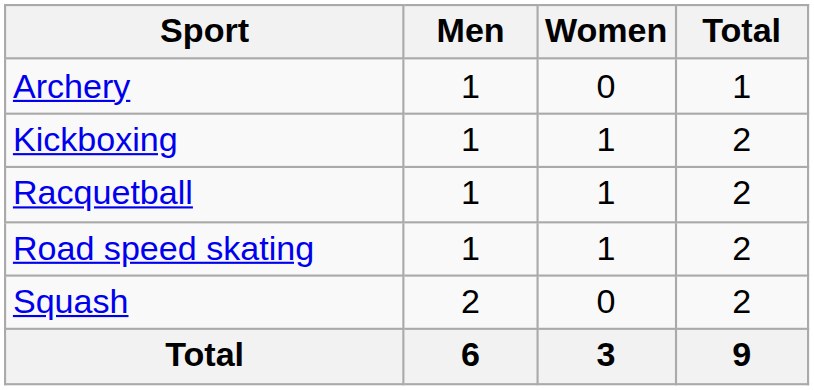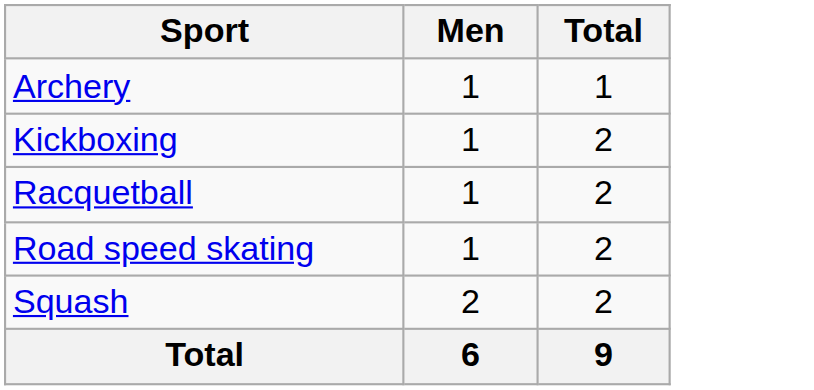- column: (606, 31)
